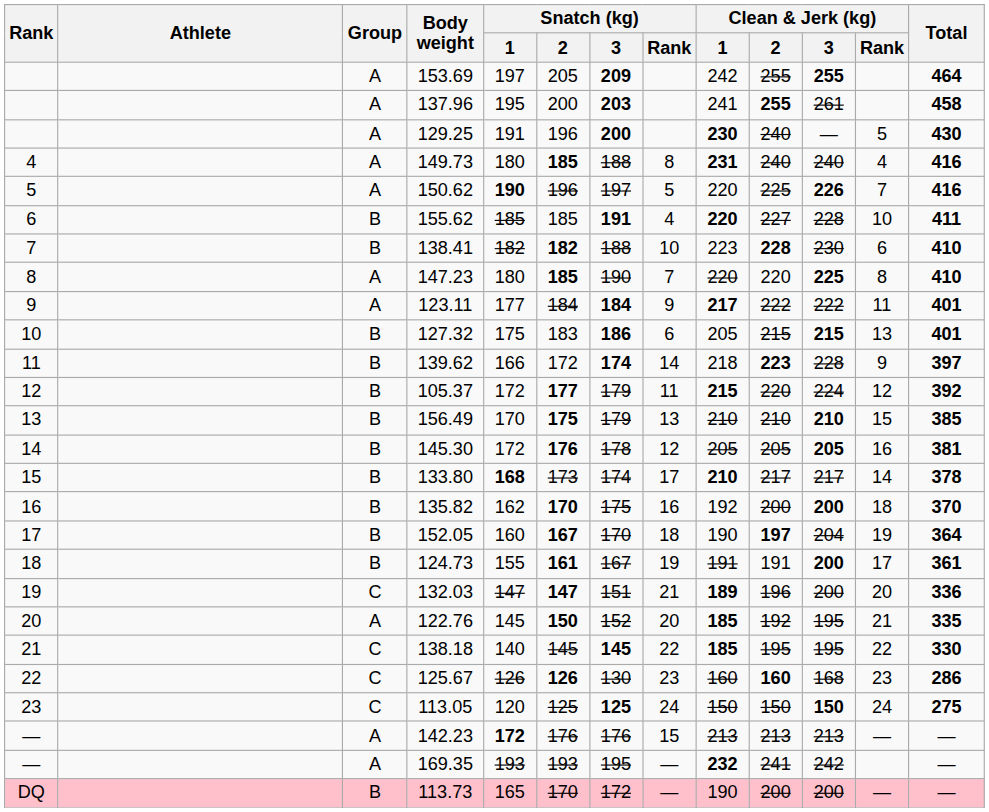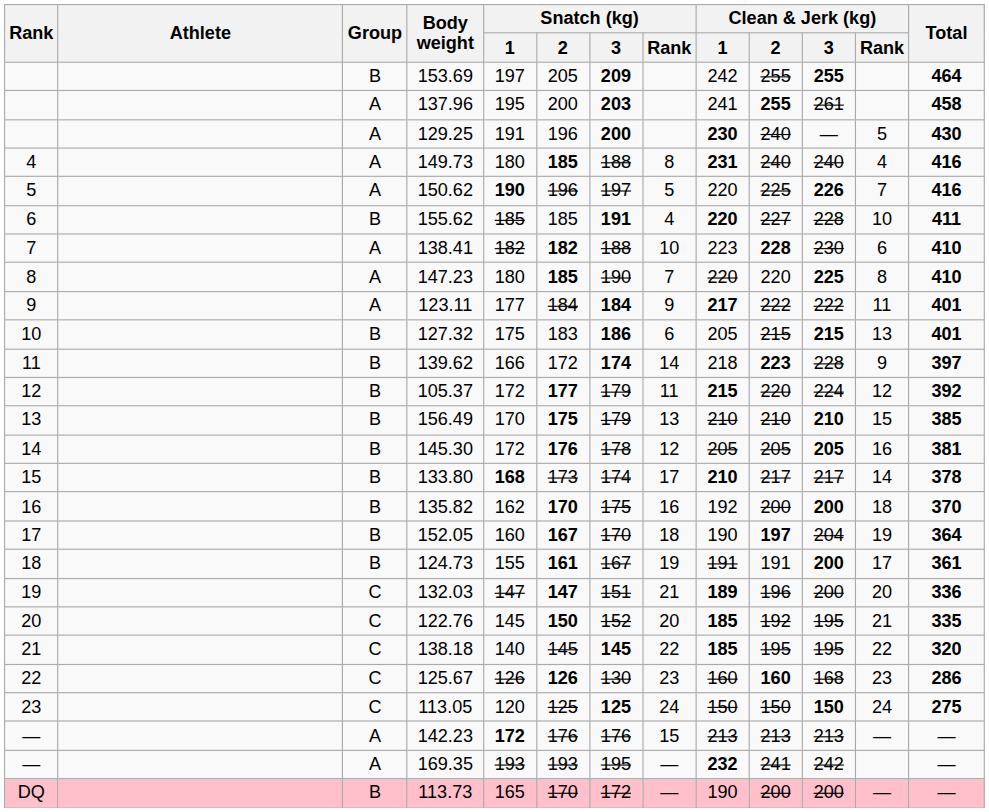(375, 76) A -> (375, 76) B
(375, 248) B -> (375, 248) A
(375, 620) A -> (375, 620) C
(947, 649) 330 -> (947, 649) 320
